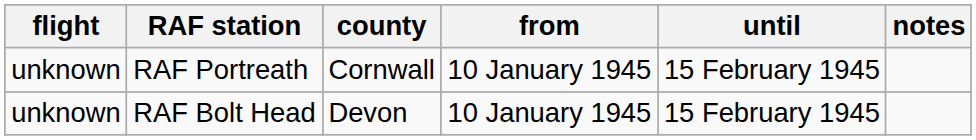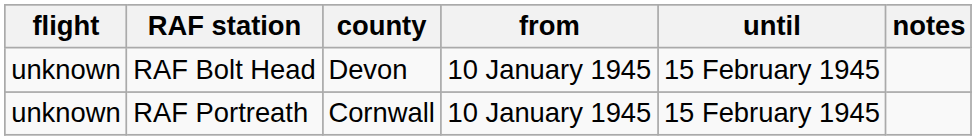rows swapped: (221, 69) <-> (225, 112)
